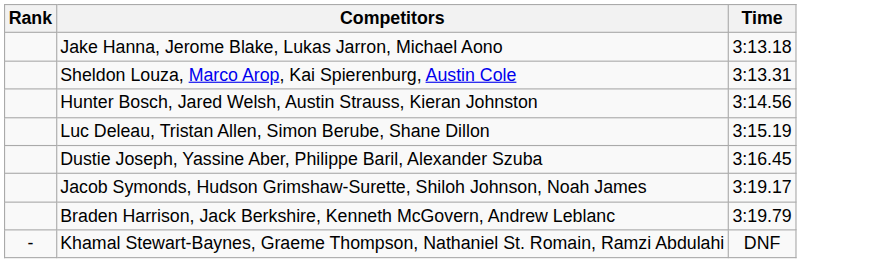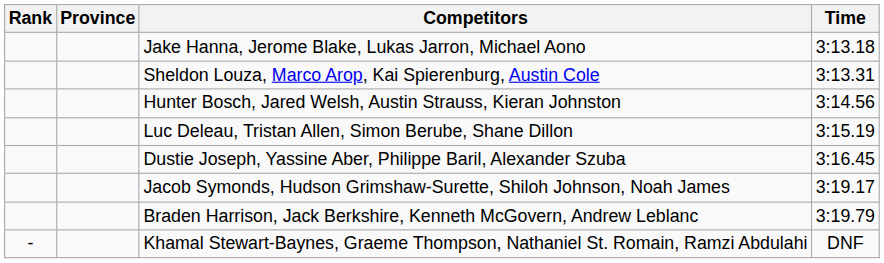+ column: (98, 18)
